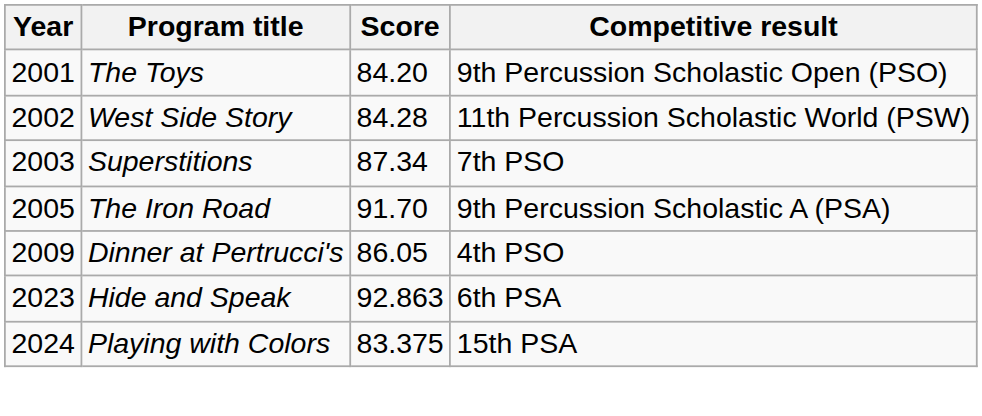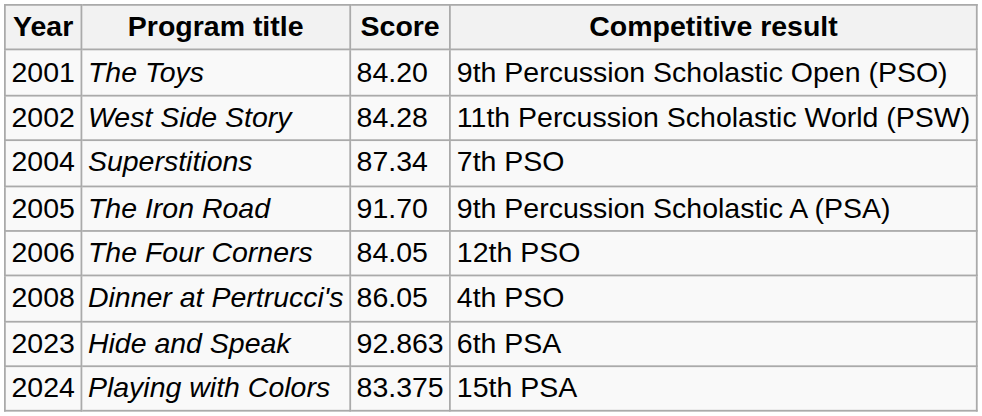(43, 162) 2003 -> (43, 162) 2004
+ row: (200, 252)
(43, 252) 2009 -> (43, 298) 2008
